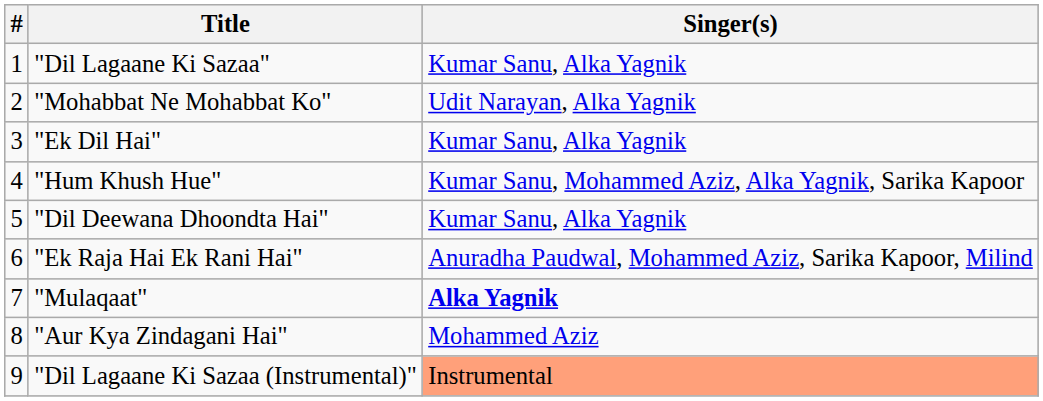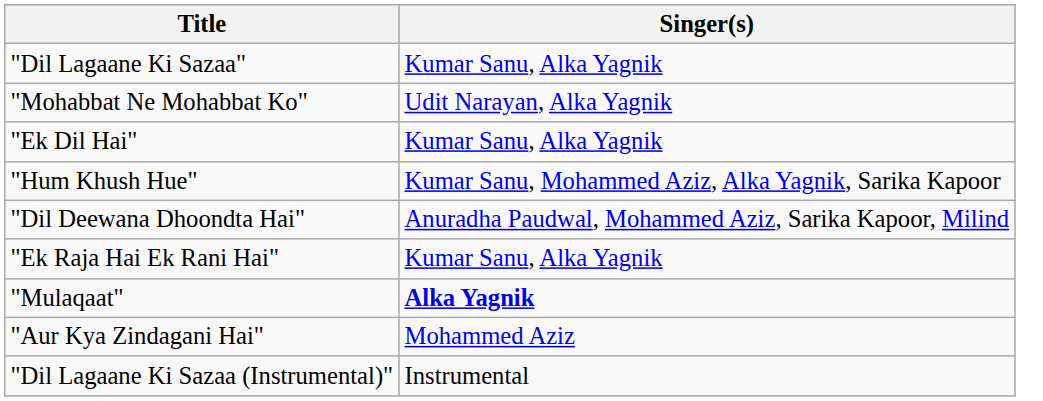- column: (17, 24)
(557, 219) Kumar Sanu, Alka Yagnik -> (707, 219) Anuradha Paudwal, Mohammed Aziz, Sarika Kapoor, Milind
(731, 258) Anuradha Paudwal, Mohammed Aziz, Sarika Kapoor, Milind -> (534, 258) Kumar Sanu, Alka Yagnik
(490, 375) lightsalmon background -> (467, 375) no background
